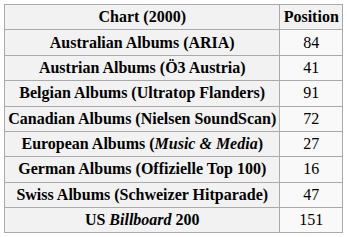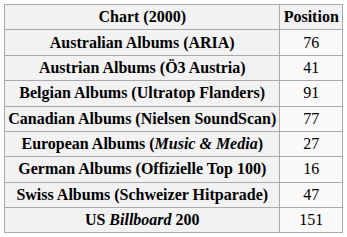(311, 42) 84 -> (311, 42) 76
(311, 118) 72 -> (311, 118) 77
